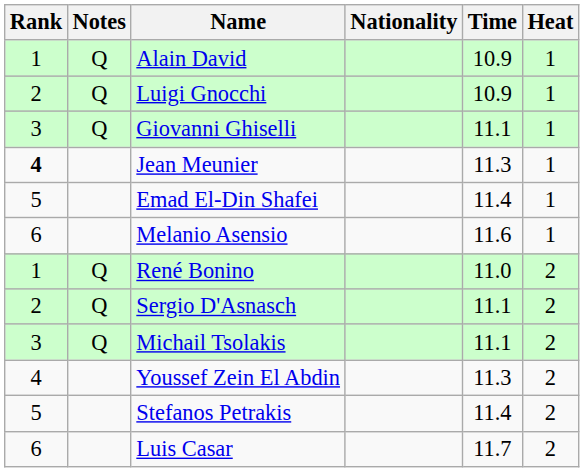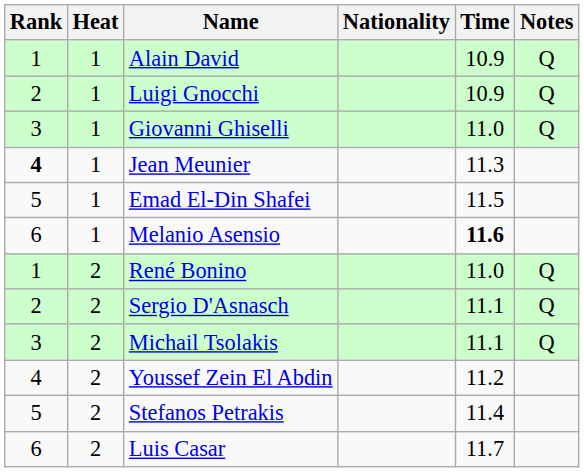columns swapped: (550, 22) <-> (99, 22)
(492, 128) 11.1 -> (485, 128) 11.0
(492, 199) 11.4 -> (485, 199) 11.5
(492, 235) normal -> (485, 235) bold
(492, 377) 11.3 -> (485, 377) 11.2
